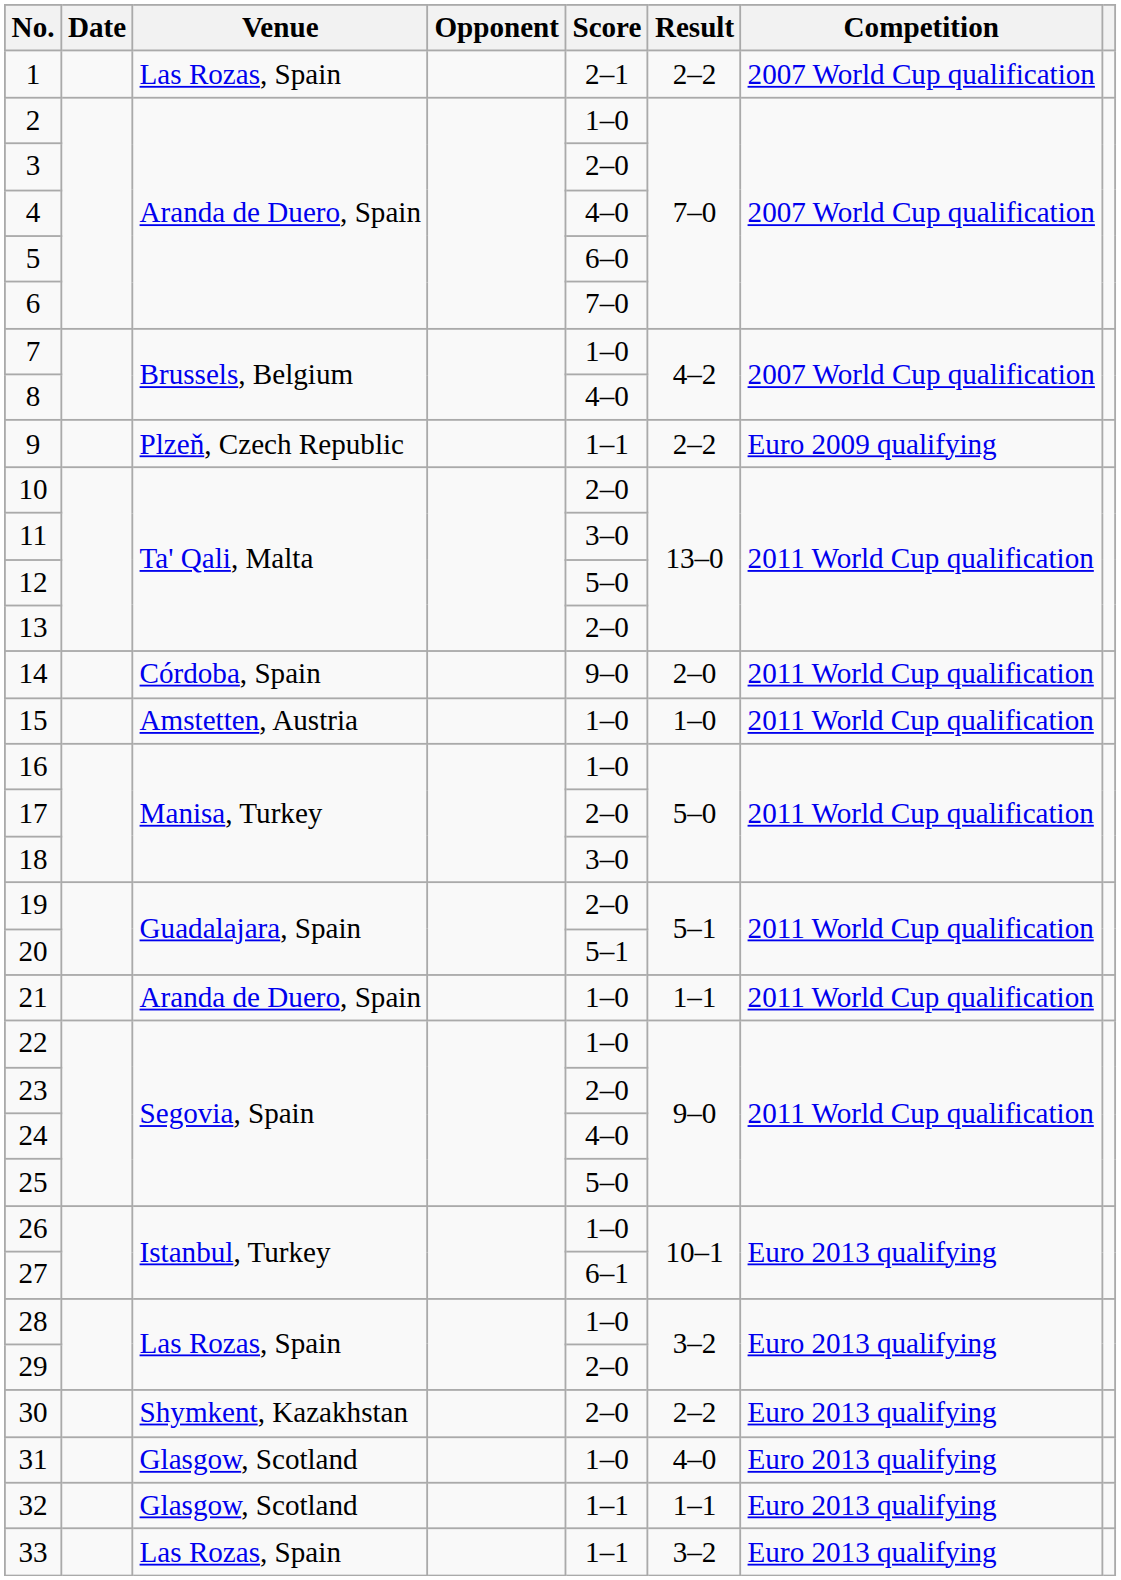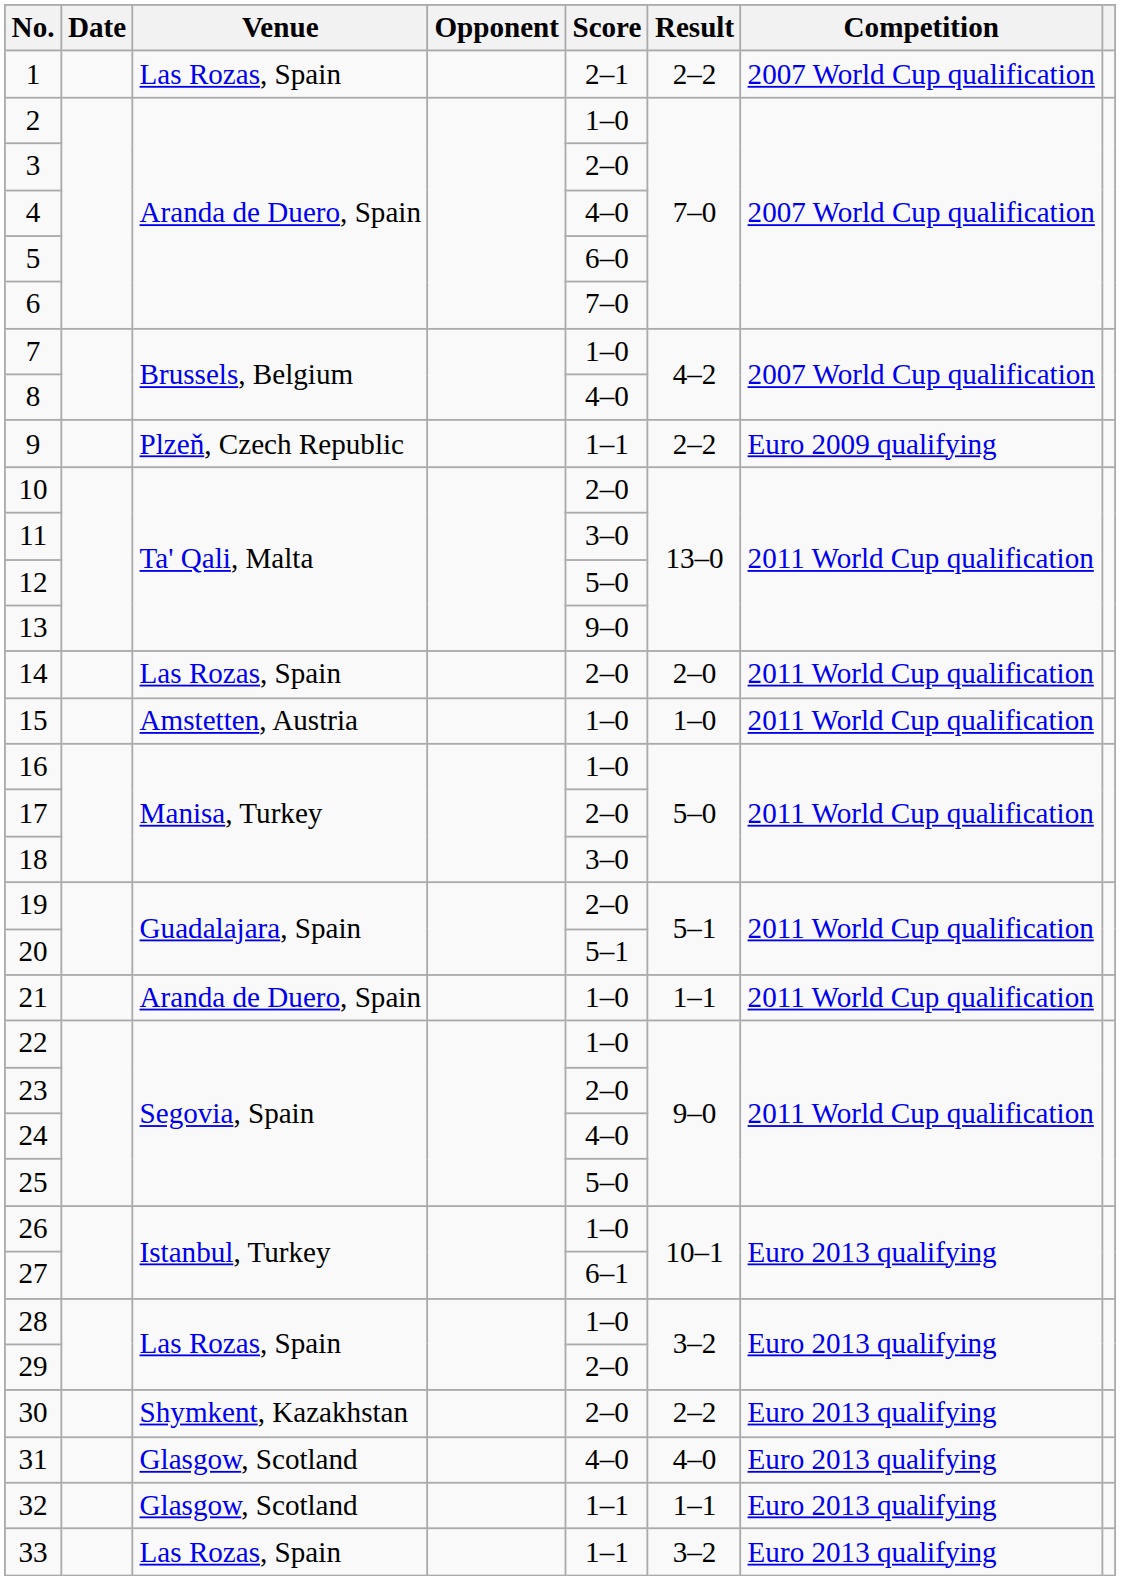(607, 627) 2–0 -> (607, 627) 9–0
(230, 674) Córdoba, Spain -> (240, 674) Las Rozas, Spain
(607, 674) 9–0 -> (607, 674) 2–0
(607, 1459) 1–0 -> (607, 1459) 4–0
